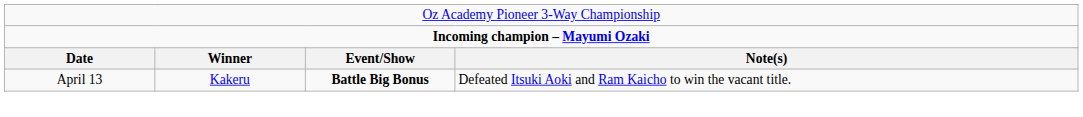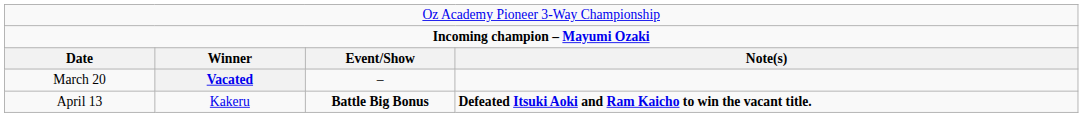+ row: (80, 79)
(625, 79) normal -> (635, 101) bold
